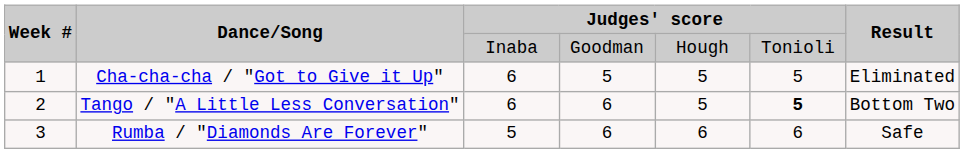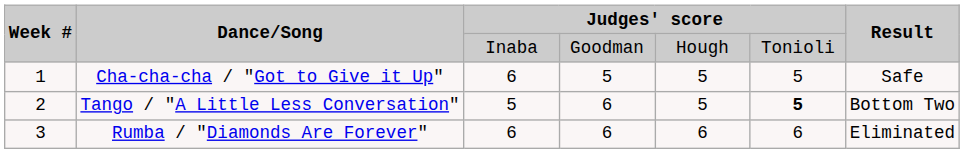(902, 77) Eliminated -> (902, 77) Safe
(512, 105) 6 -> (512, 105) 5
(512, 134) 5 -> (512, 134) 6
(902, 134) Safe -> (902, 134) Eliminated
